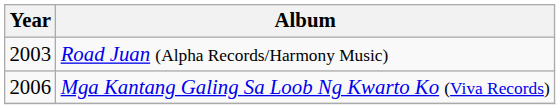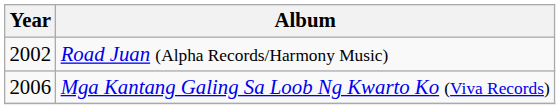(30, 53) 2003 -> (30, 53) 2002
